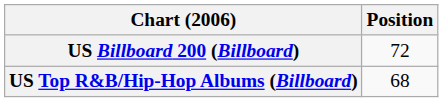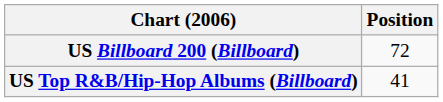(400, 81) 68 -> (400, 81) 41
